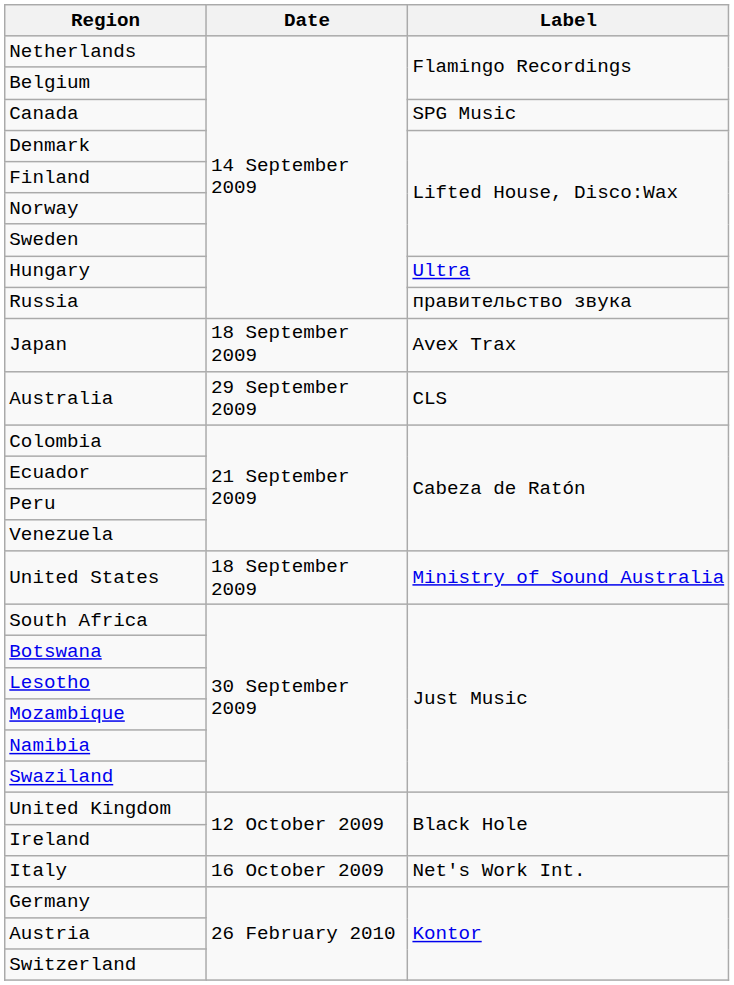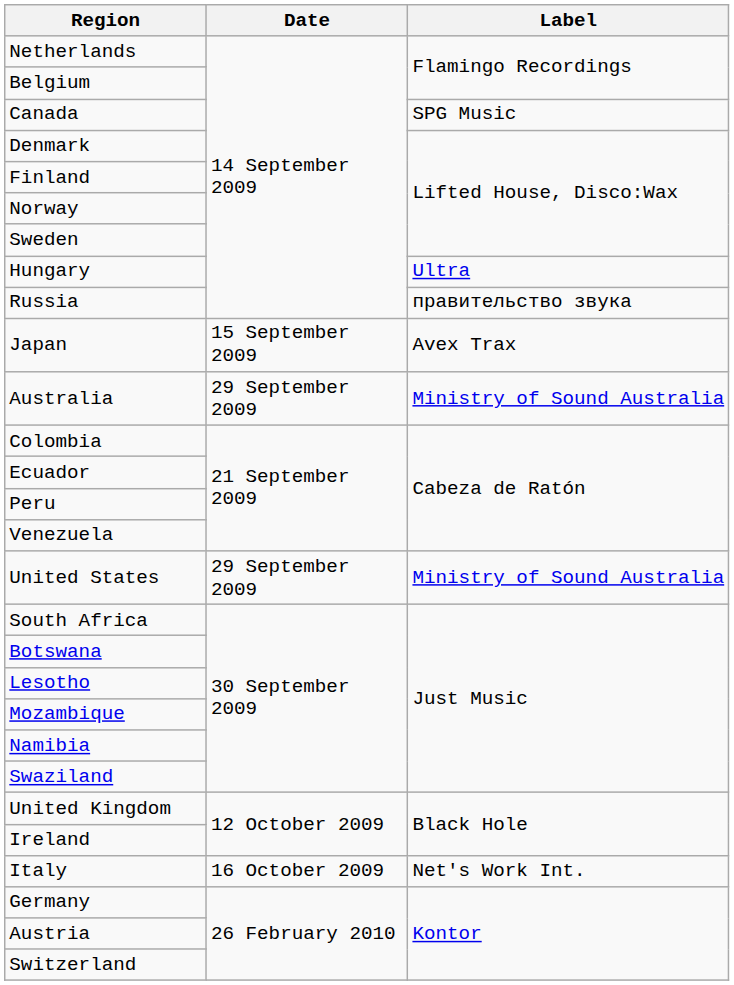(280, 345) 18 September 2009 -> (280, 345) 15 September 2009
(430, 399) CLS -> (568, 399) Ministry of Sound Australia
(280, 578) 18 September 2009 -> (280, 578) 29 September 2009
